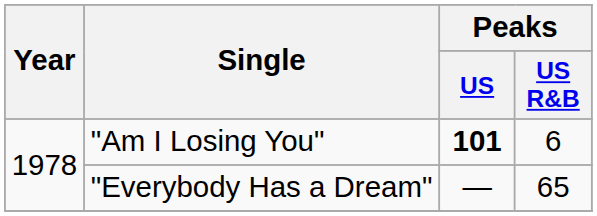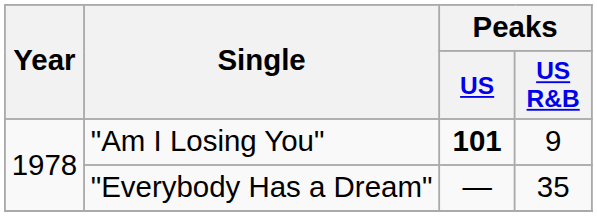(553, 141) 6 -> (553, 141) 9
(553, 188) 65 -> (553, 188) 35
